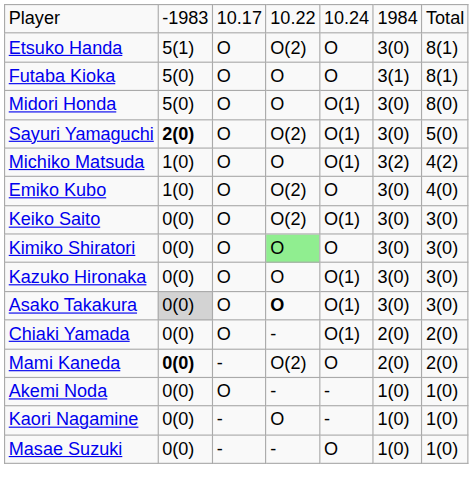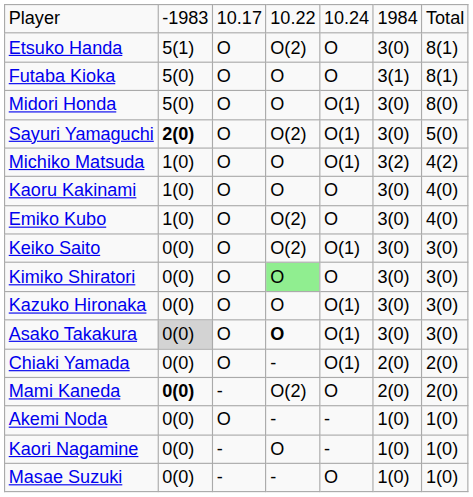+ row: (73, 190)
